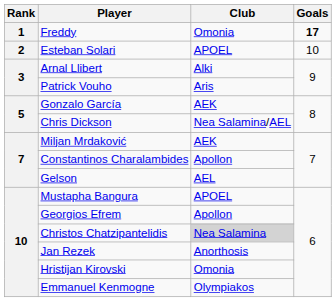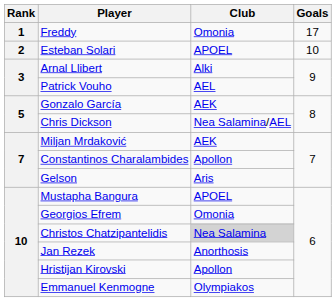(312, 31) bold -> (312, 31) normal
(204, 86) Aris -> (205, 86) AEL
(205, 178) AEL -> (204, 178) Aris
(213, 214) Apollon -> (214, 214) Omonia
(214, 269) Omonia -> (213, 269) Apollon
